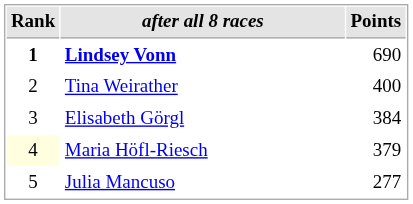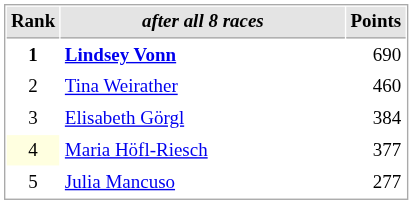(387, 86) 400 -> (387, 86) 460
(387, 150) 379 -> (387, 150) 377
